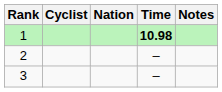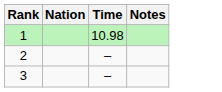- column: (66, 14)
(156, 35) bold -> (108, 35) normal
